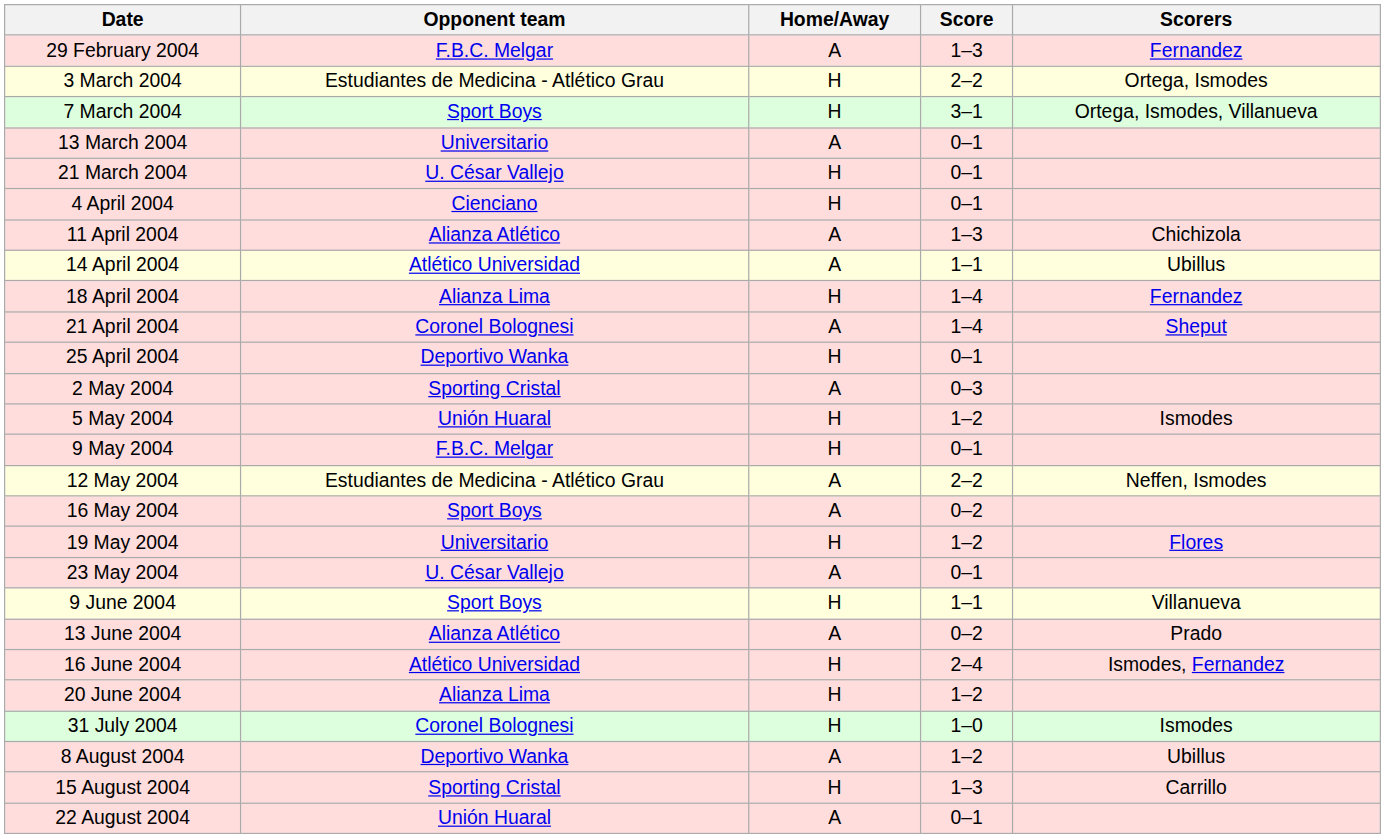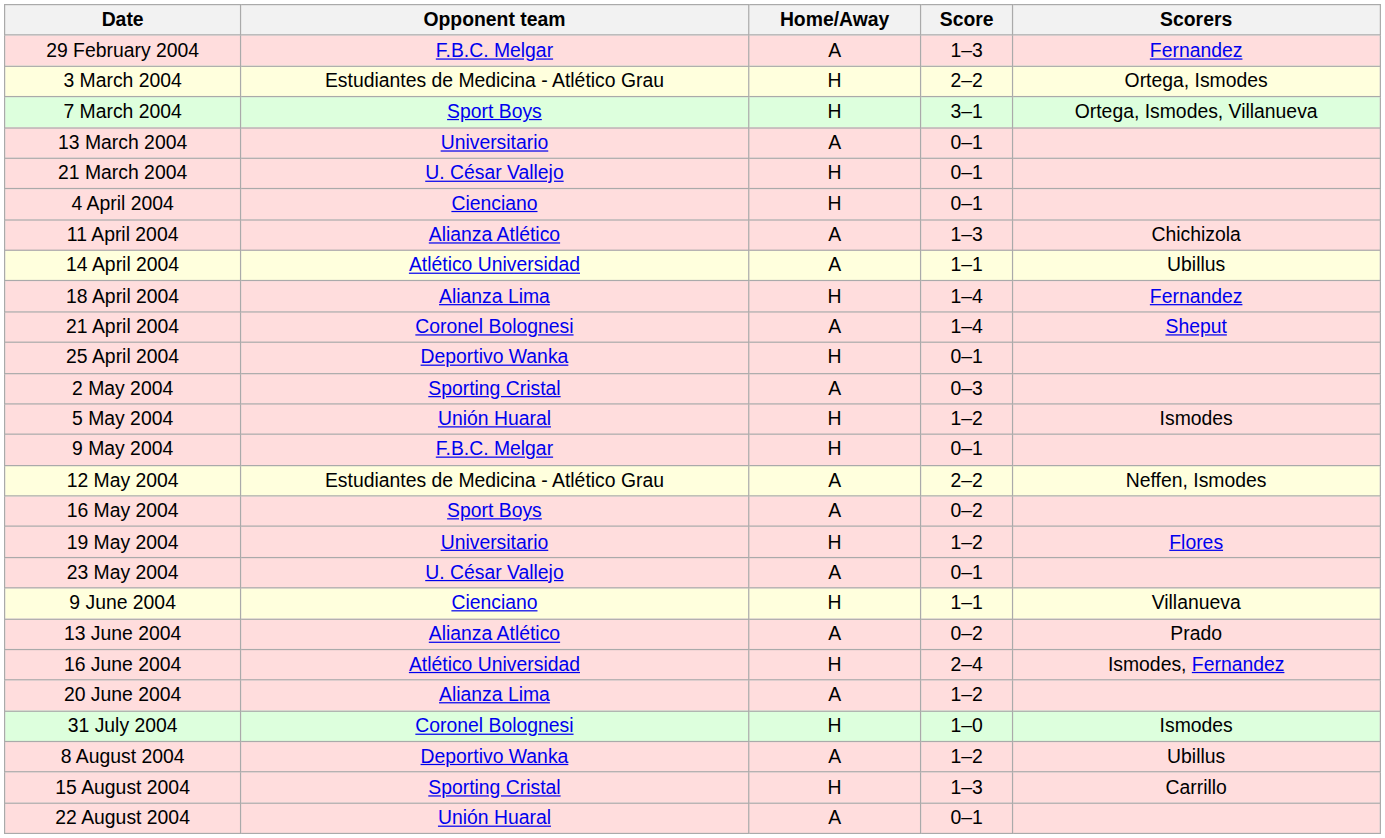(494, 603) Sport Boys -> (494, 603) Cienciano
(835, 695) H -> (835, 695) A
